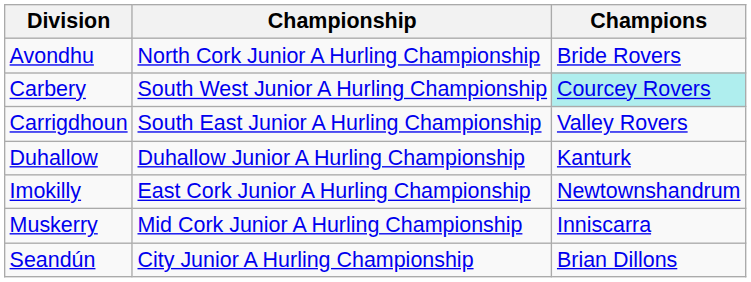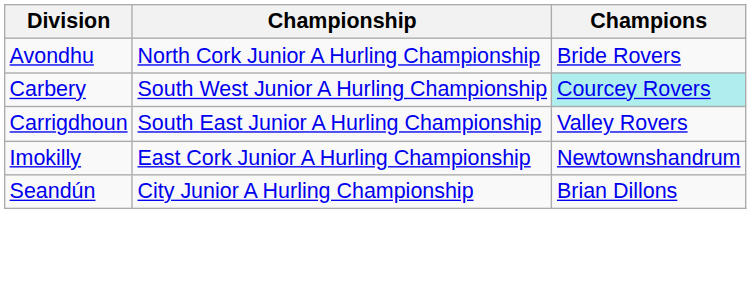- row: (54, 157)
- row: (54, 225)
